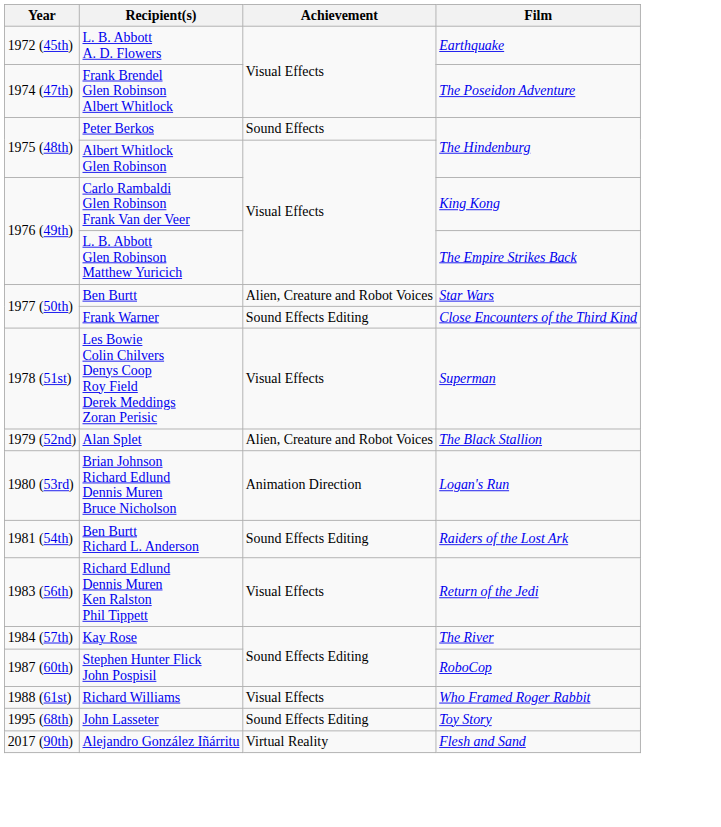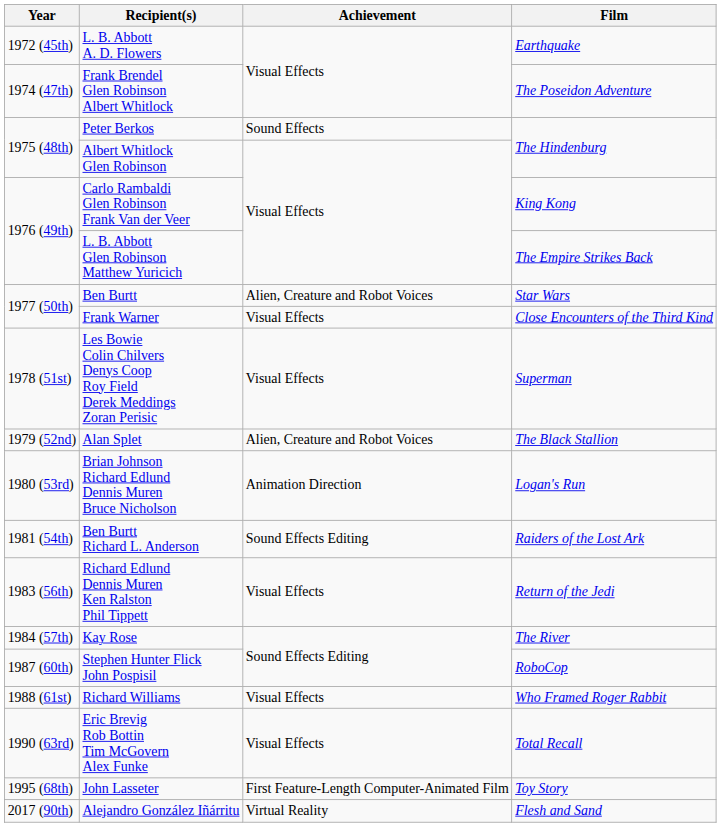(307, 317) Sound Effects Editing -> (285, 317) Visual Effects
+ row: (126, 743)
(307, 719) Sound Effects Editing -> (377, 788) First Feature-Length Computer-Animated Film
